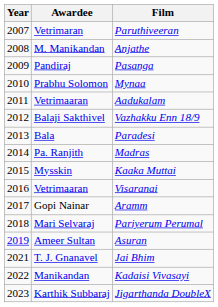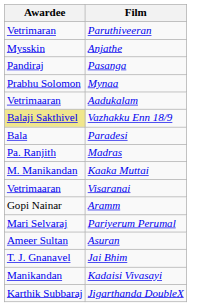- column: (18, 13)
(69, 48) M. Manikandan -> (26, 48) Mysskin
(69, 118) no background -> (42, 118) khaki background
(53, 170) Mysskin -> (42, 170) M. Manikandan
